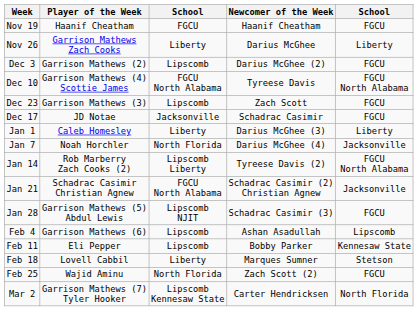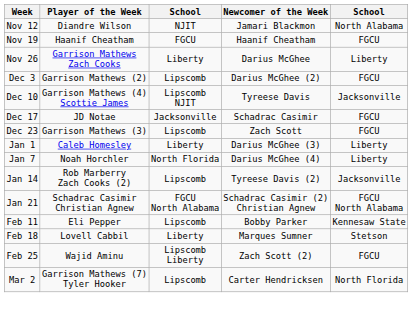+ row: (22, 26)
(188, 83) FGCU North Alabama -> (185, 97) Lipscomb NJIT
(374, 83) FGCU North Alabama -> (369, 97) Jacksonville
rows swapped: (22, 117) <-> (22, 103)
(374, 145) Jacksonville -> (369, 159) Liberty
(188, 164) Lipscomb Liberty -> (185, 179) Lipscomb
(374, 164) FGCU North Alabama -> (369, 179) Jacksonville
(374, 189) Jacksonville -> (369, 203) FGCU North Alabama
- row: (22, 213)
- row: (22, 232)
(188, 275) North Florida -> (185, 255) Lipscomb Liberty
(188, 294) Lipscomb Kennesaw State -> (185, 280) Lipscomb
